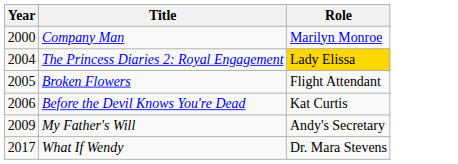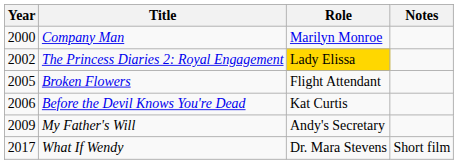+ column: (422, 15)
(22, 59) 2004 -> (22, 59) 2002
